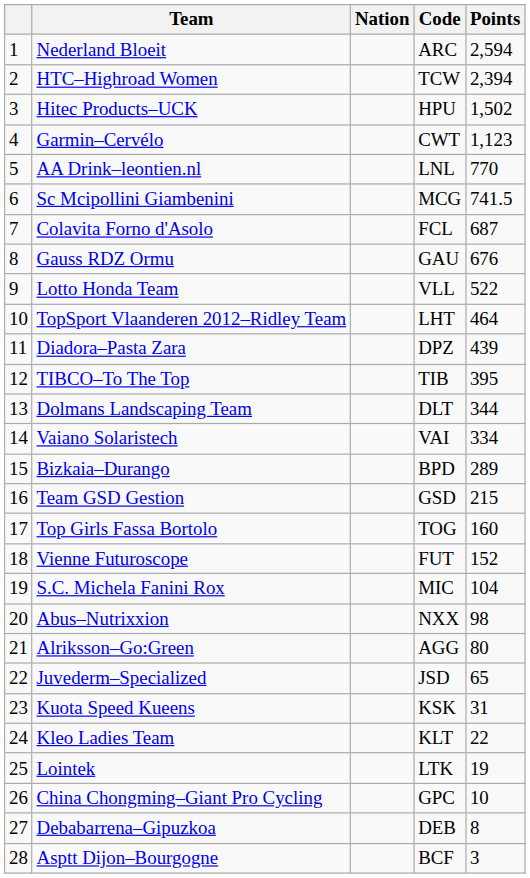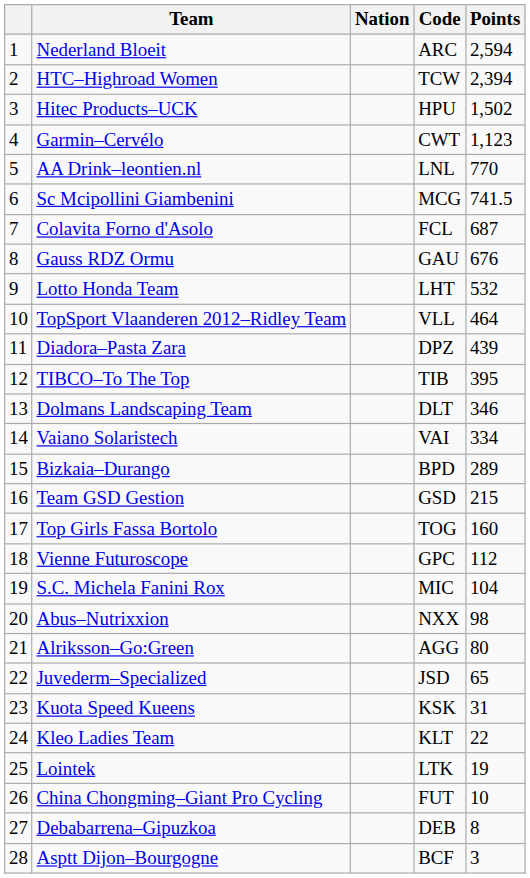(437, 288) VLL -> (437, 288) LHT
(484, 288) 522 -> (484, 288) 532
(437, 318) LHT -> (437, 318) VLL
(484, 408) 344 -> (484, 408) 346
(436, 558) FUT -> (437, 558) GPC
(484, 558) 152 -> (484, 558) 112
(437, 797) GPC -> (436, 797) FUT
